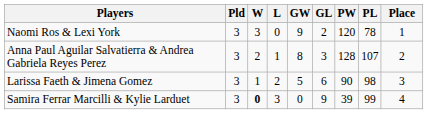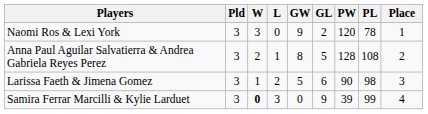(324, 56) 3 -> (324, 56) 5
(370, 56) 107 -> (370, 56) 108
